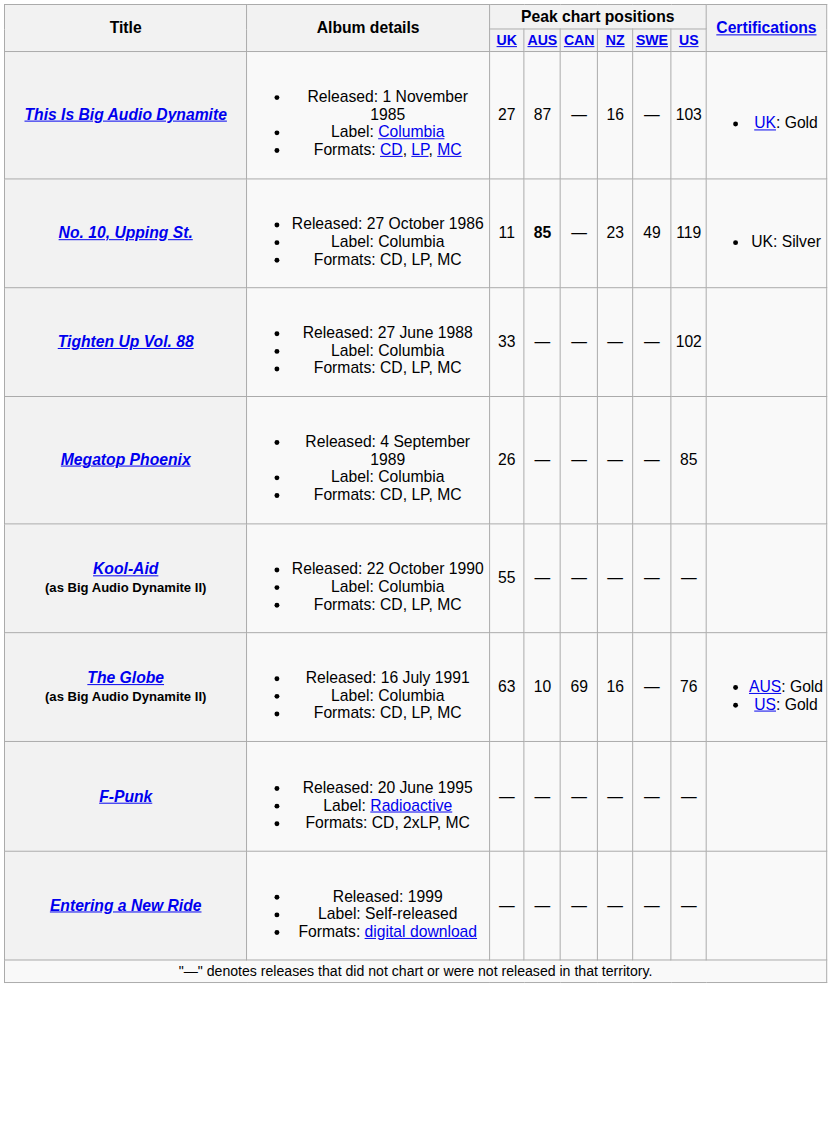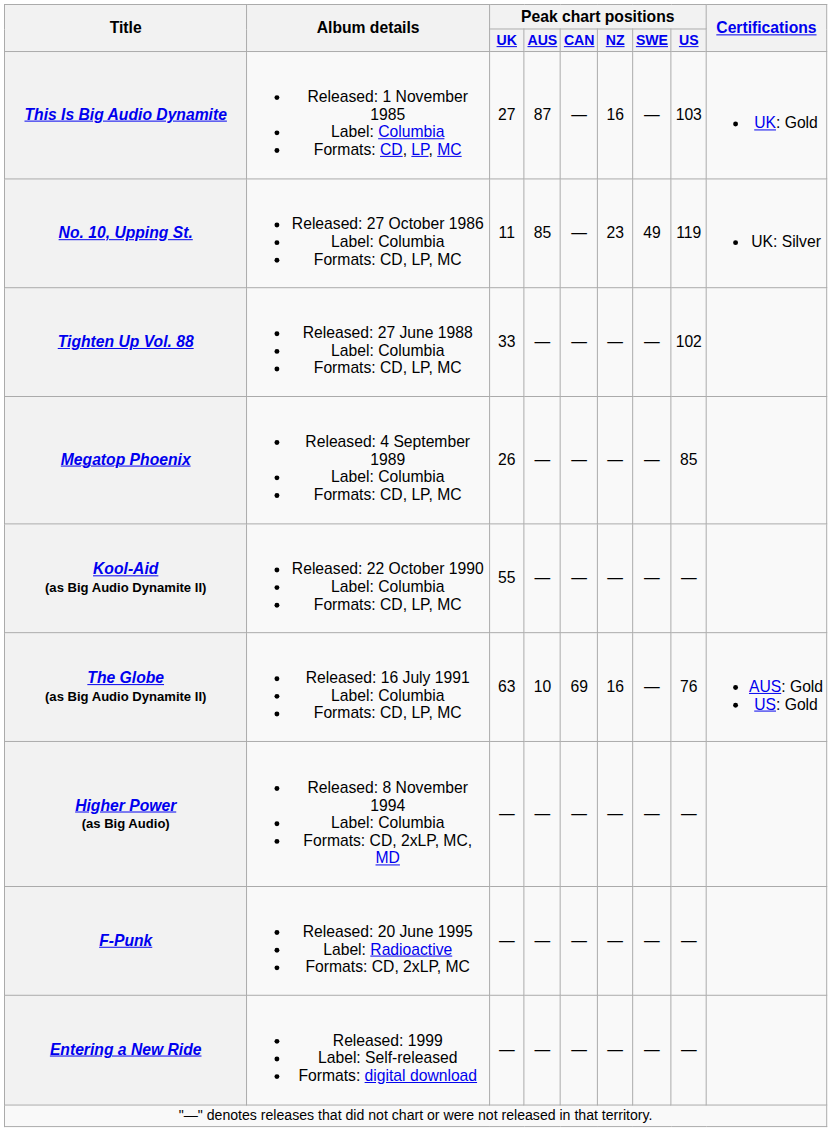(542, 233) bold -> (542, 233) normal
+ row: (126, 814)
